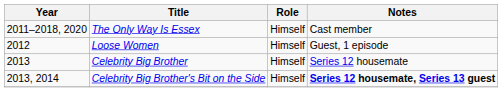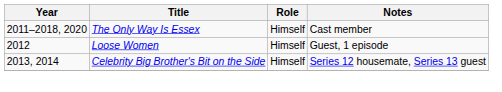- row: (140, 62)
(402, 78) bold -> (398, 62) normal
